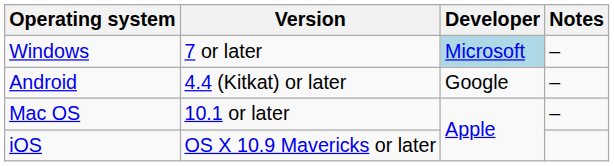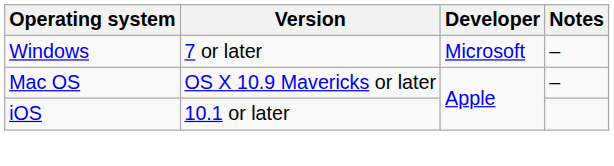(485, 51) lightblue background -> (485, 51) no background
- row: (43, 82)
(237, 113) 10.1 or later -> (310, 82) OS X 10.9 Mavericks or later
(310, 144) OS X 10.9 Mavericks or later -> (237, 113) 10.1 or later
